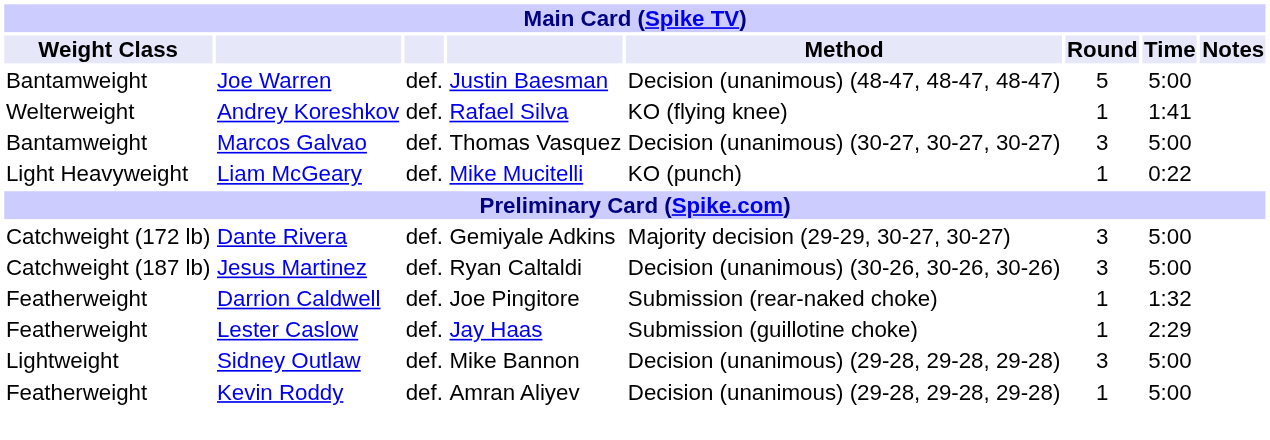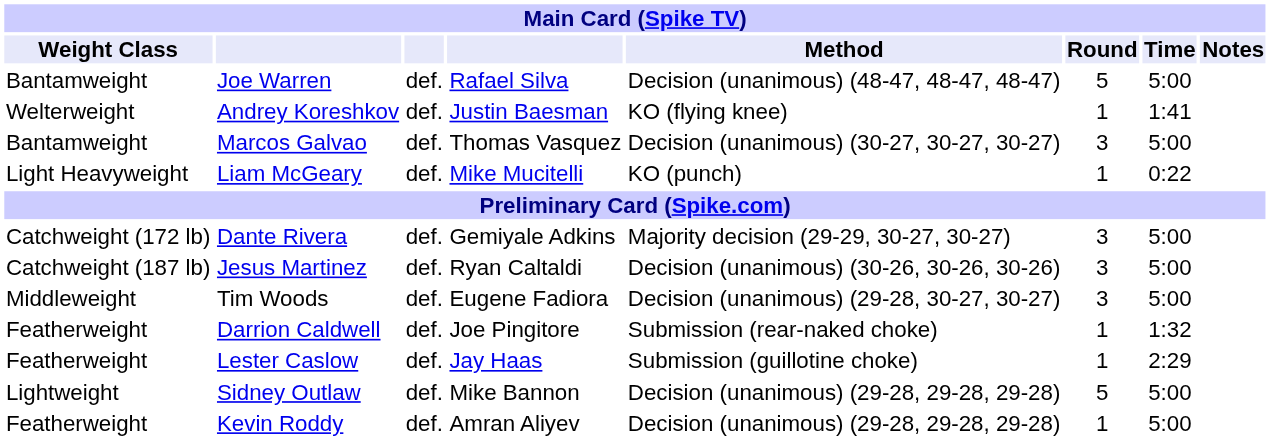(529, 81) Justin Baesman -> (509, 81) Rafael Silva
(509, 112) Rafael Silva -> (529, 112) Justin Baesman
+ row: (273, 299)
(1102, 361) 3 -> (1102, 392) 5
